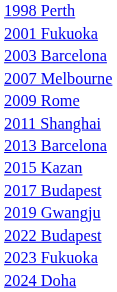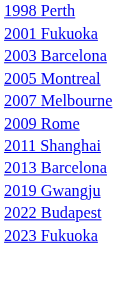+ row: (52, 78)
- row: (43, 168)
- row: (53, 190)
- row: (40, 280)
